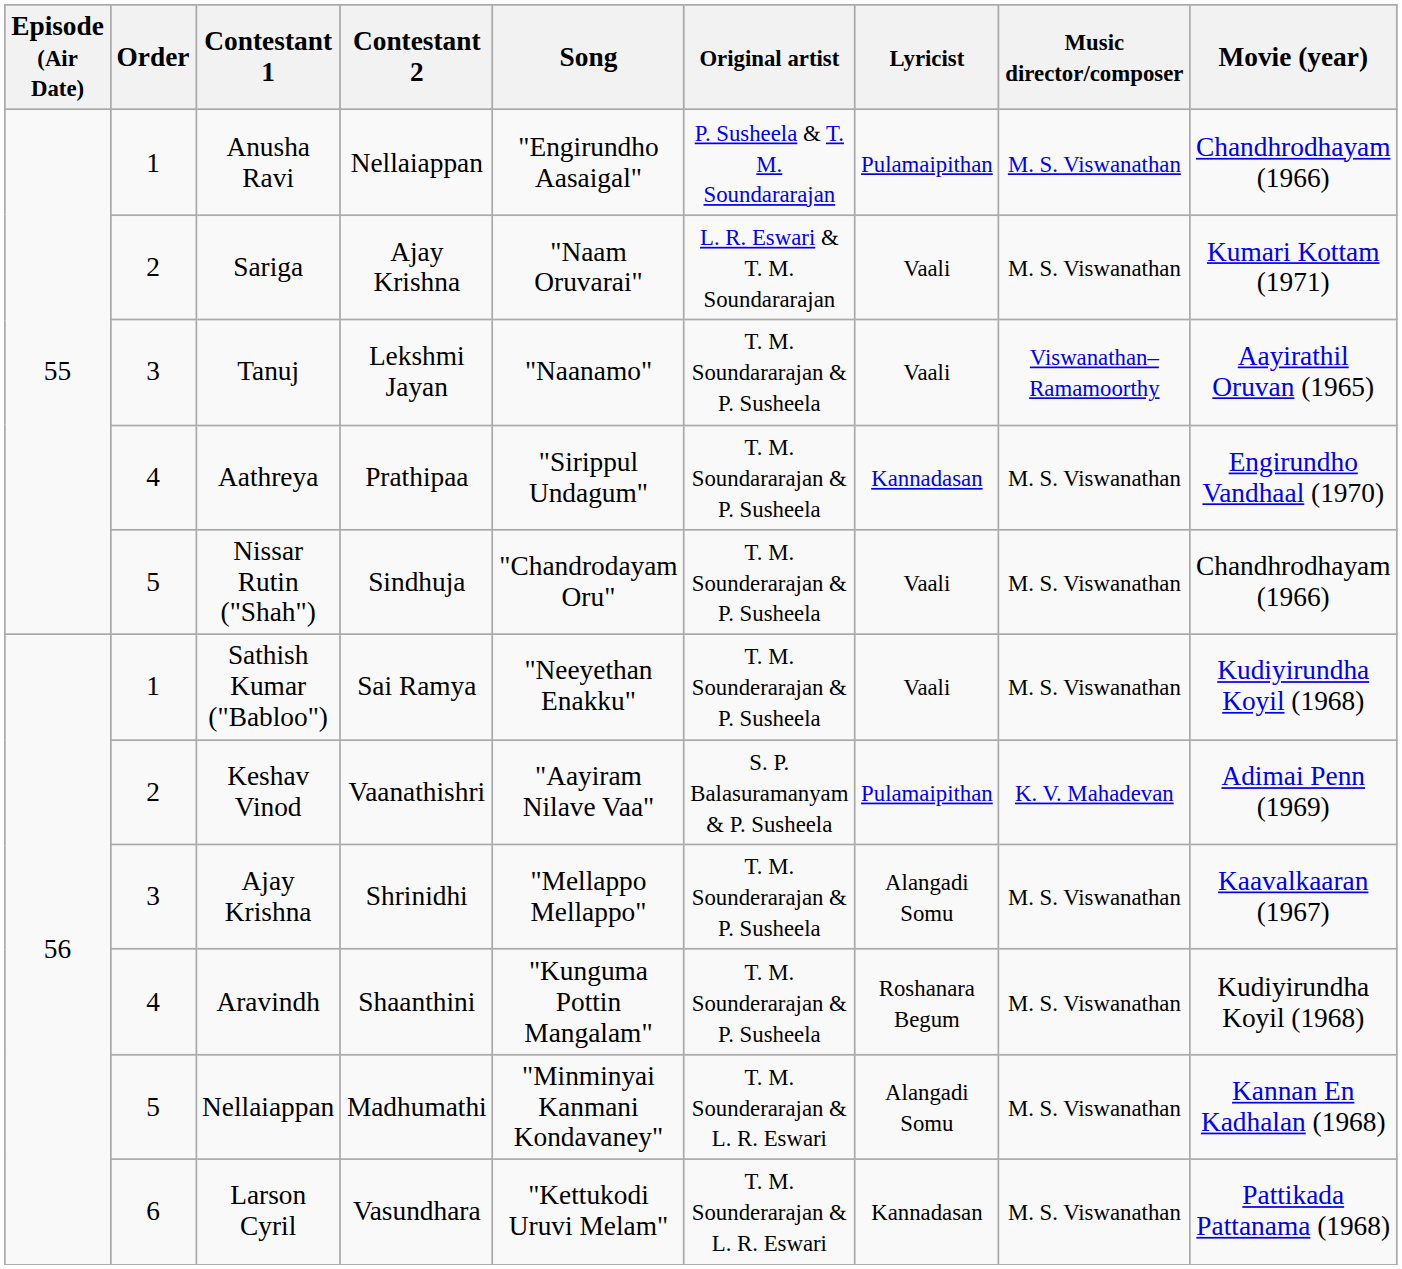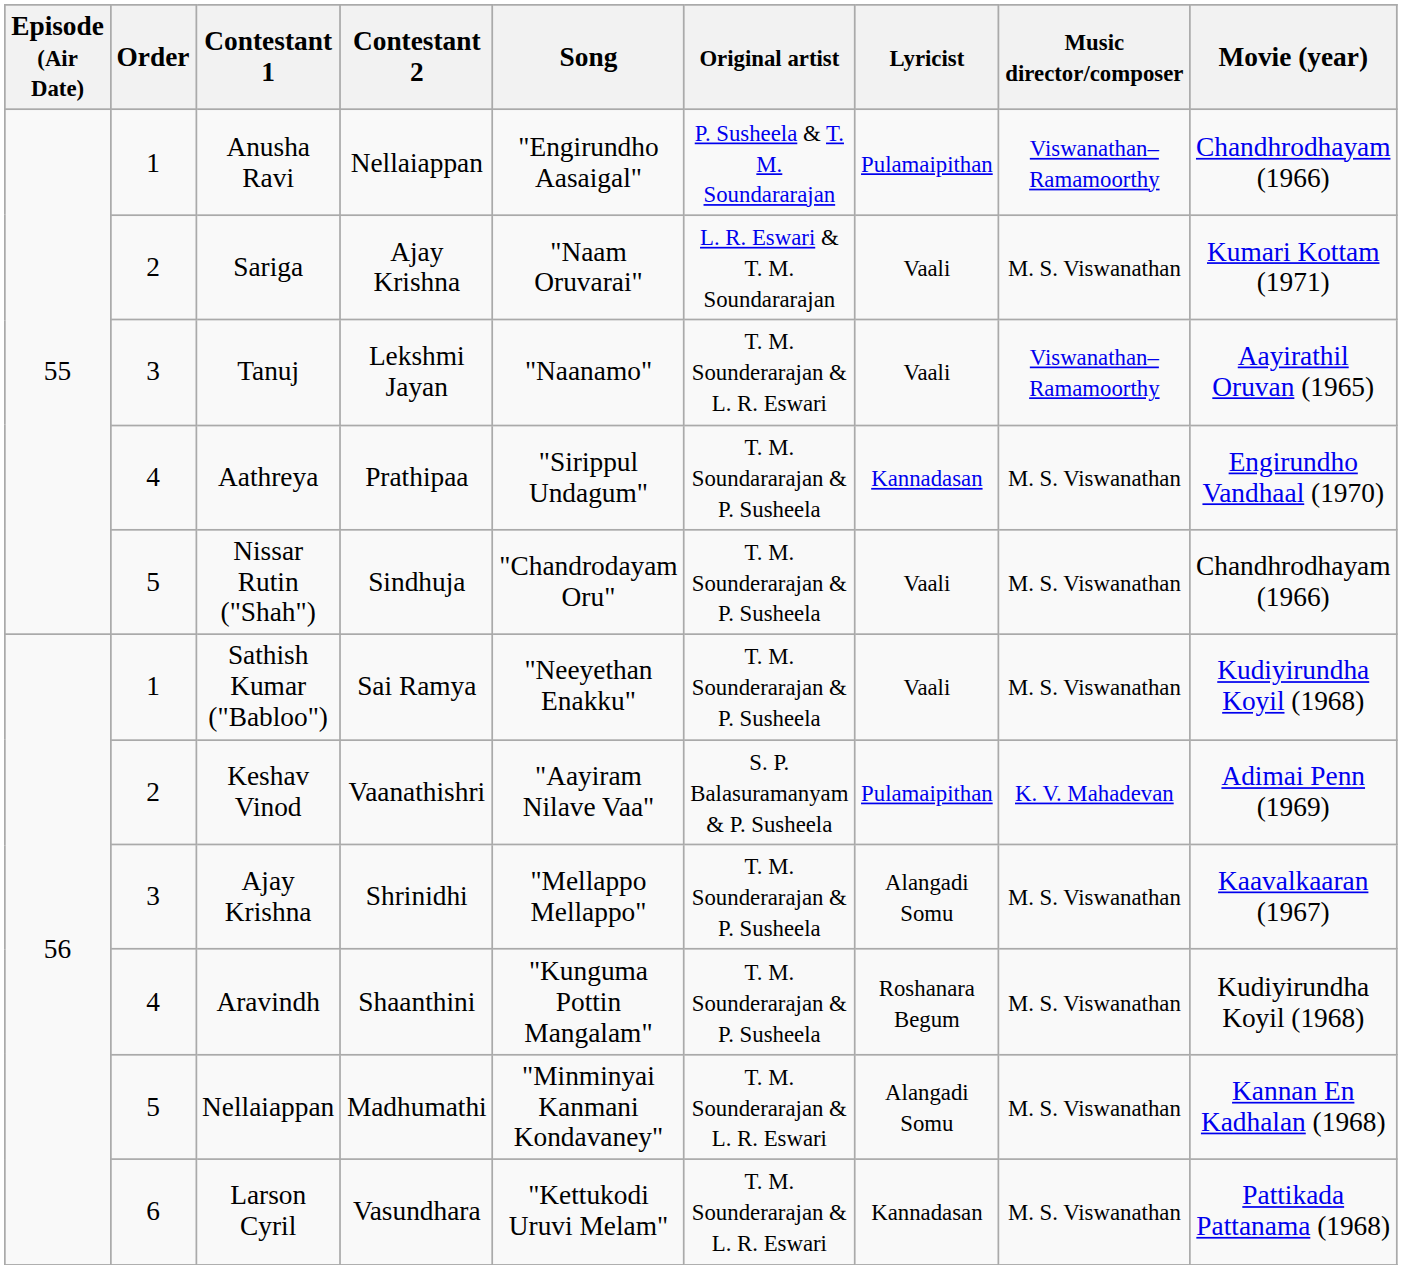(1094, 163) M. S. Viswanathan -> (1094, 163) Viswanathan–Ramamoorthy
(769, 373) T. M. Soundararajan & P. Susheela -> (769, 373) T. M. Sounderarajan & L. R. Eswari
